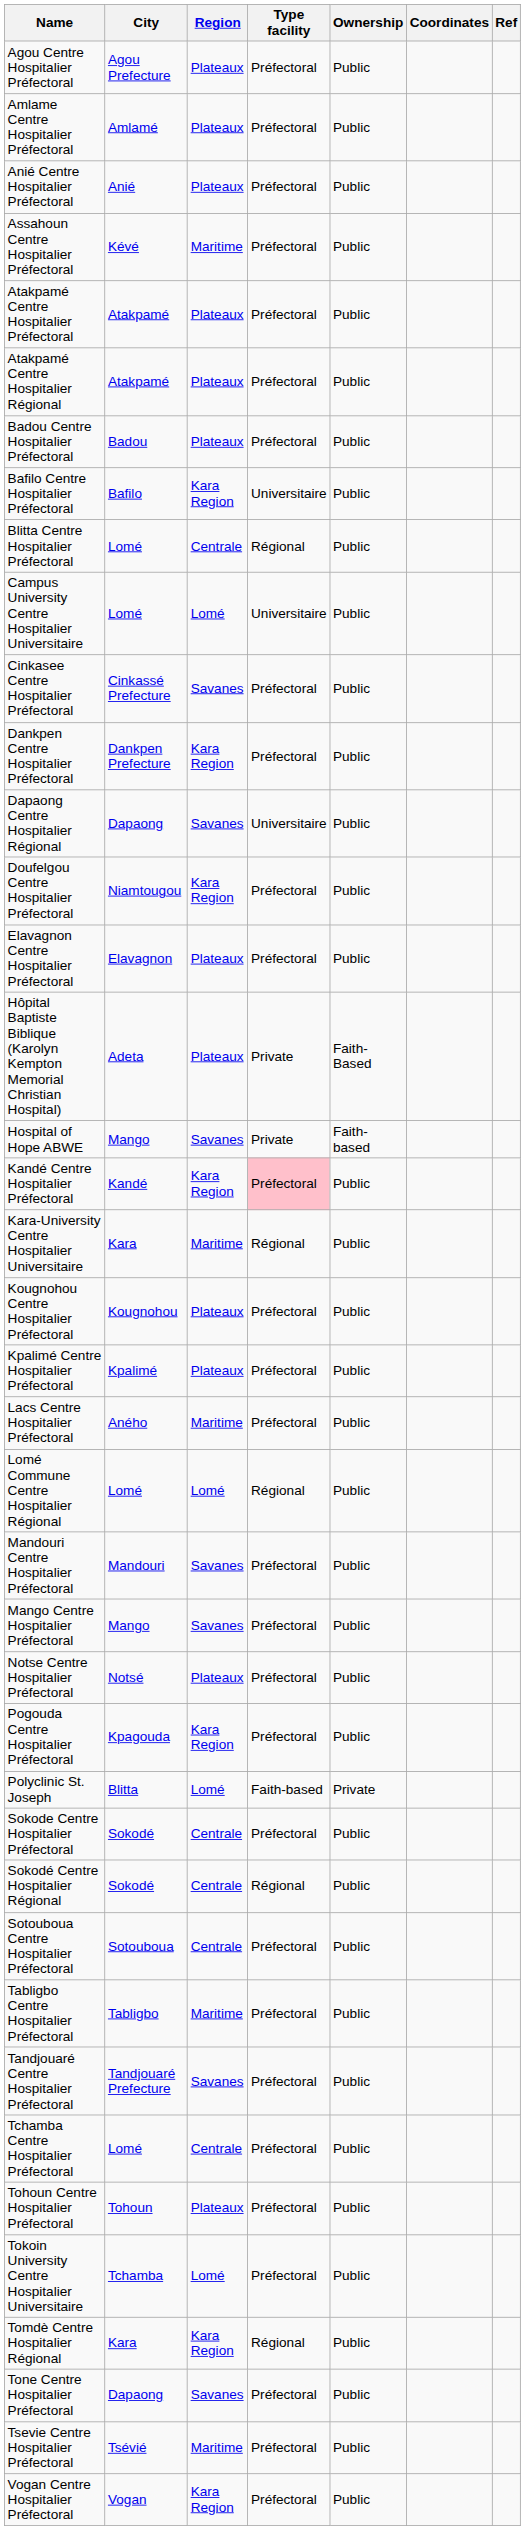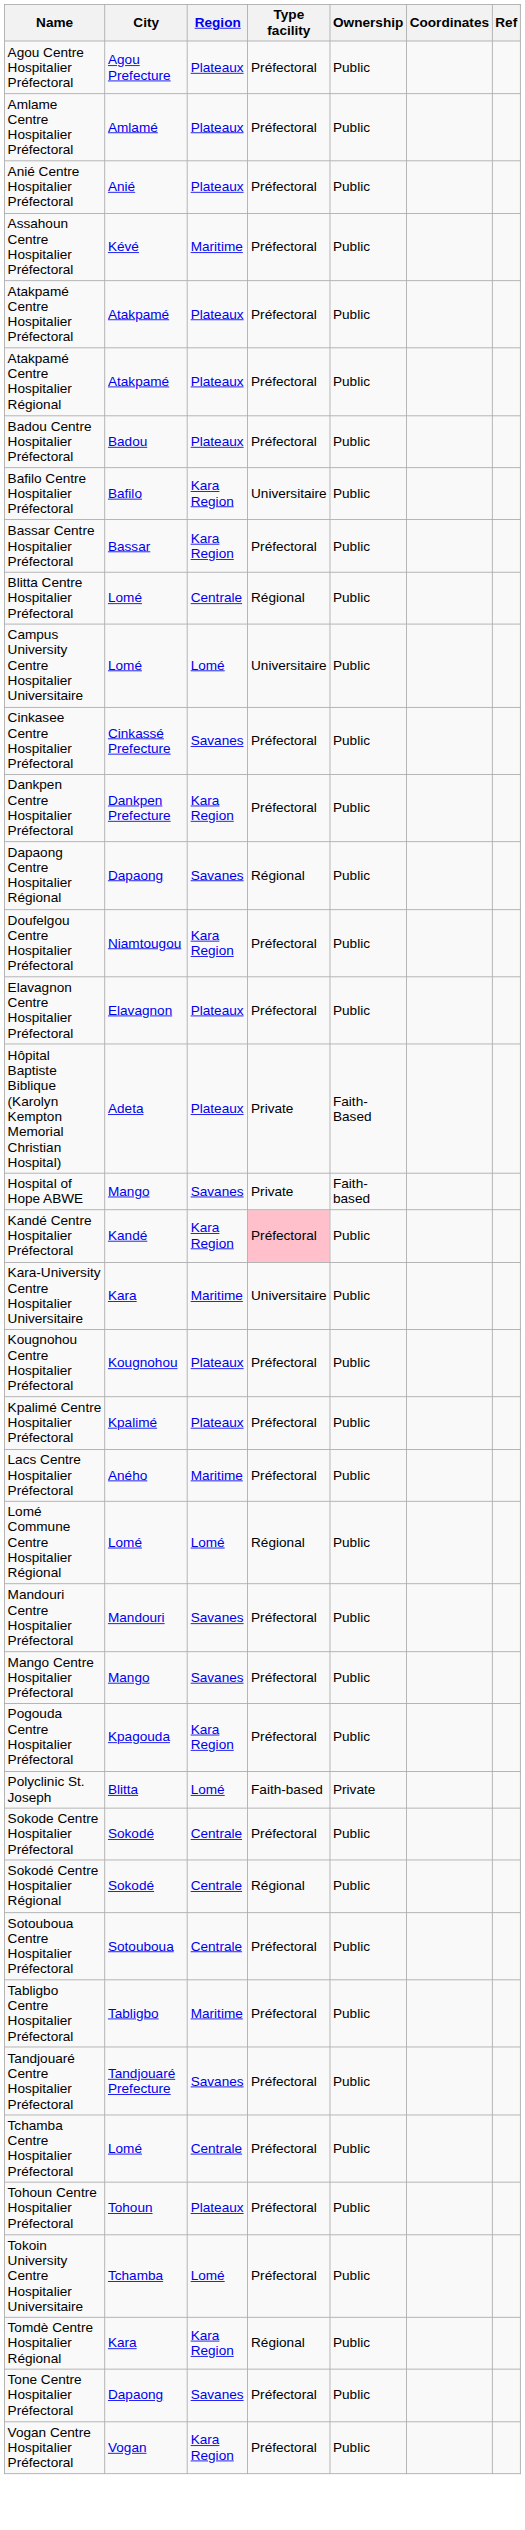+ row: (51, 546)
(289, 823) Universitaire -> (278, 875) Régional
(278, 1243) Régional -> (289, 1295) Universitaire
- row: (48, 1677)
- row: (49, 2447)
